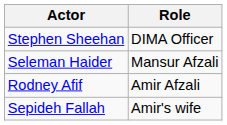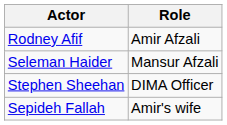rows swapped: (45, 85) <-> (66, 39)
